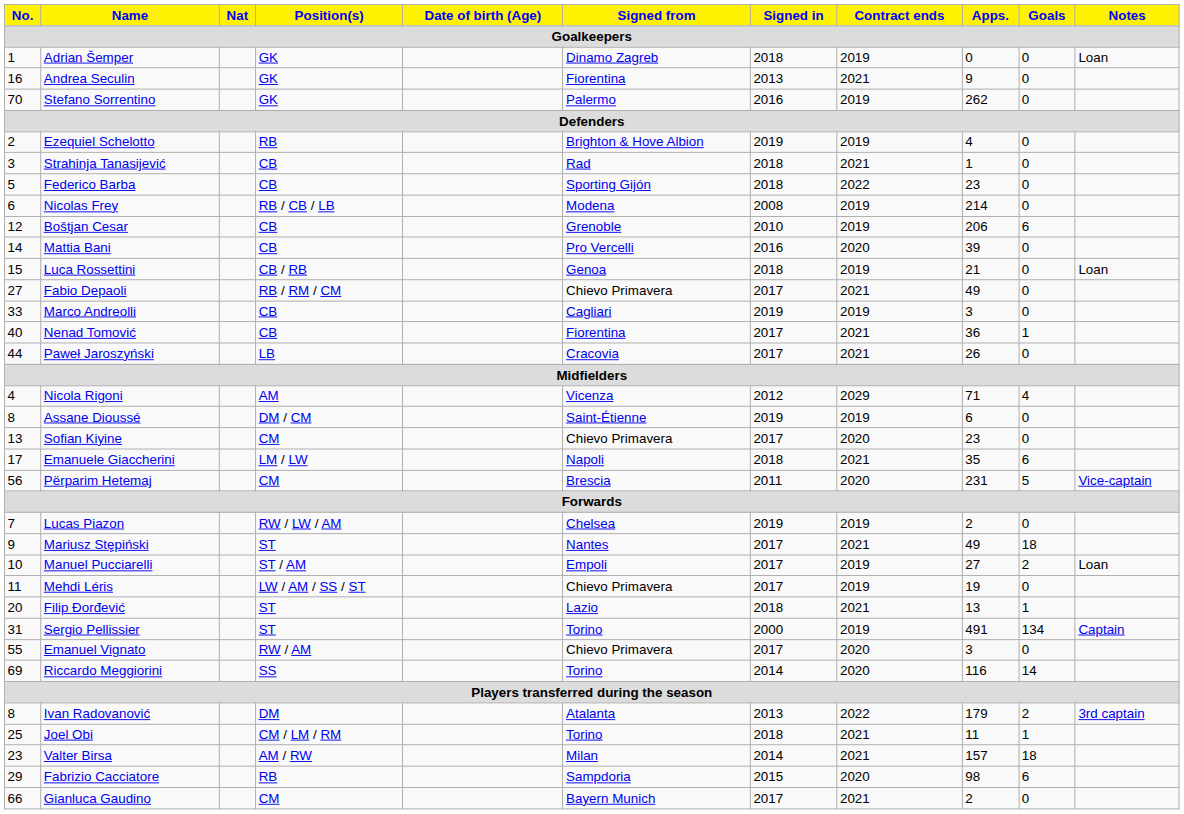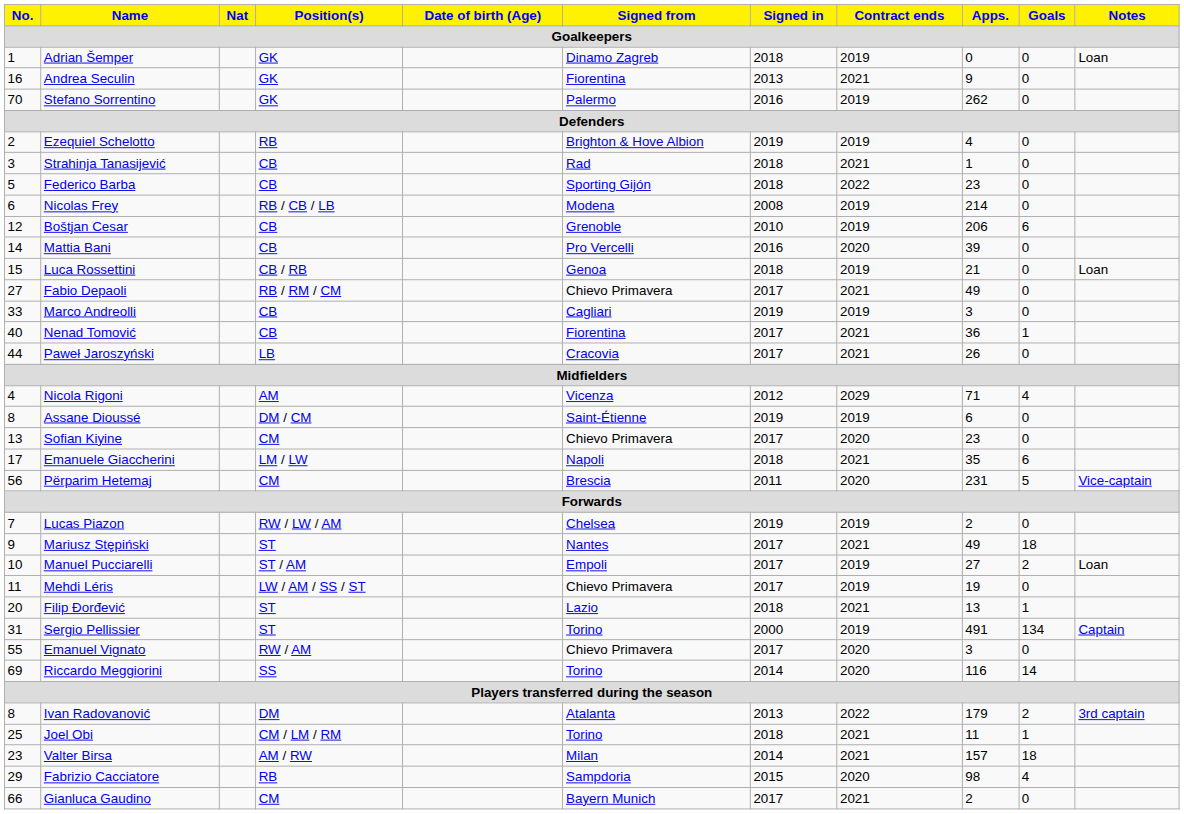(1026, 777) 6 -> (1026, 777) 4
